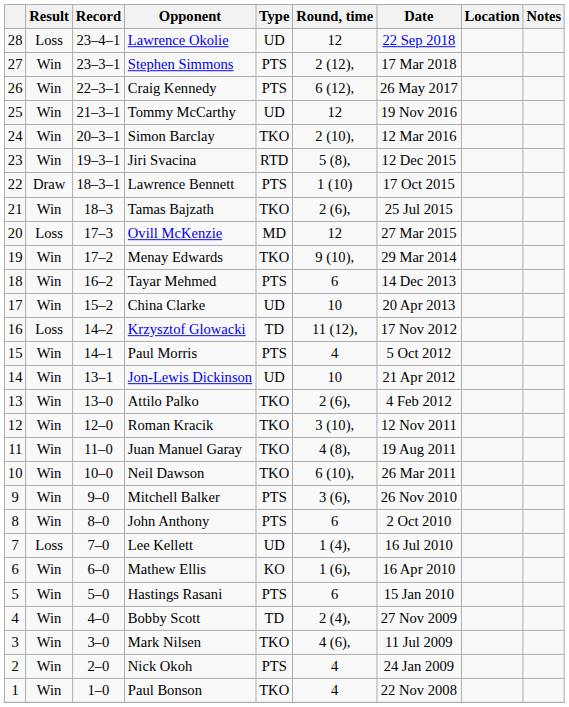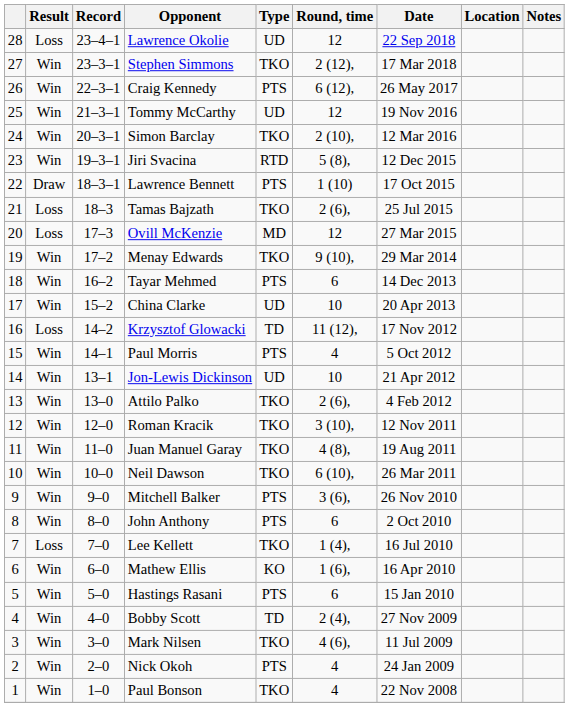(274, 64) PTS -> (274, 64) TKO
(49, 209) Win -> (49, 209) Loss
(274, 546) UD -> (274, 546) TKO
